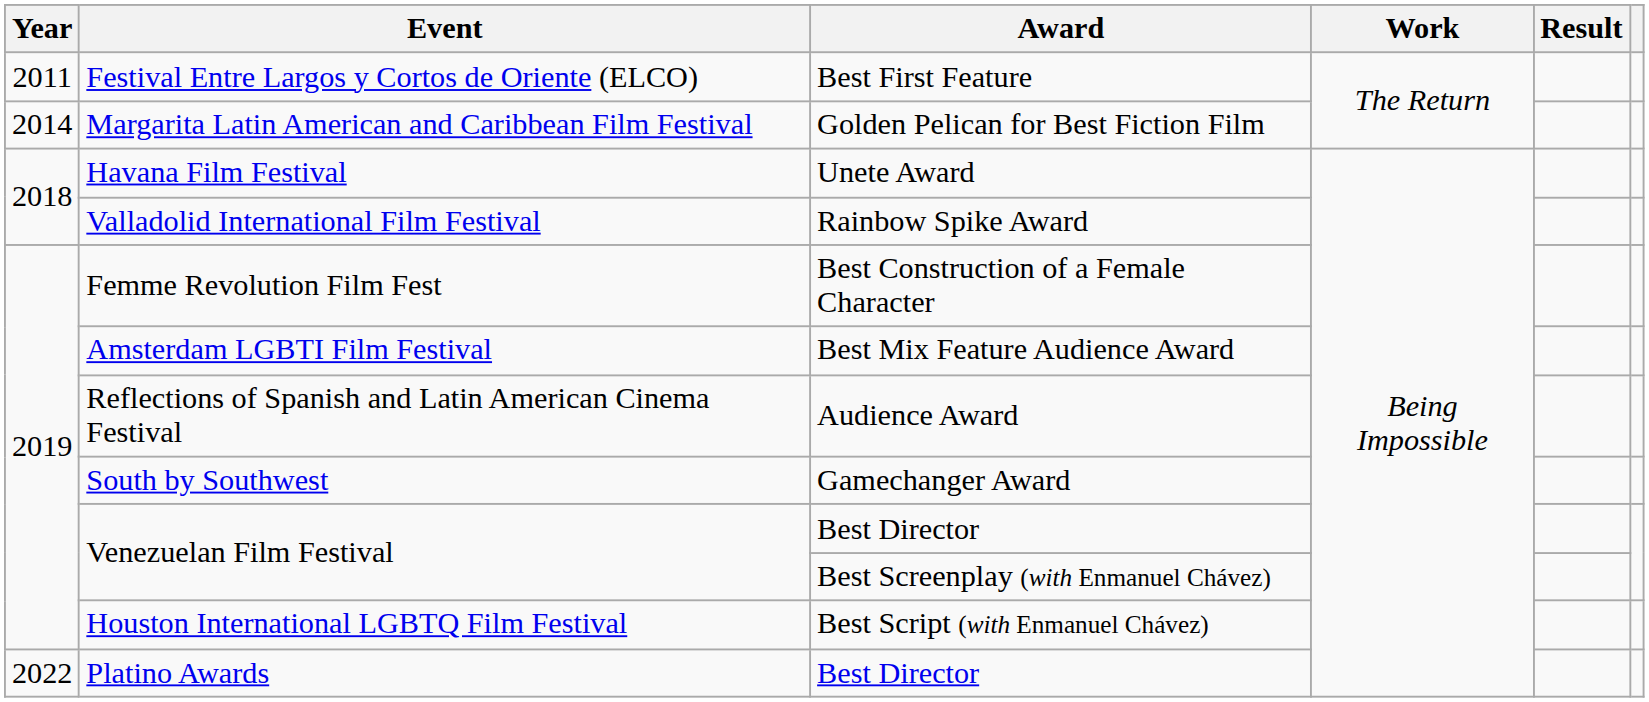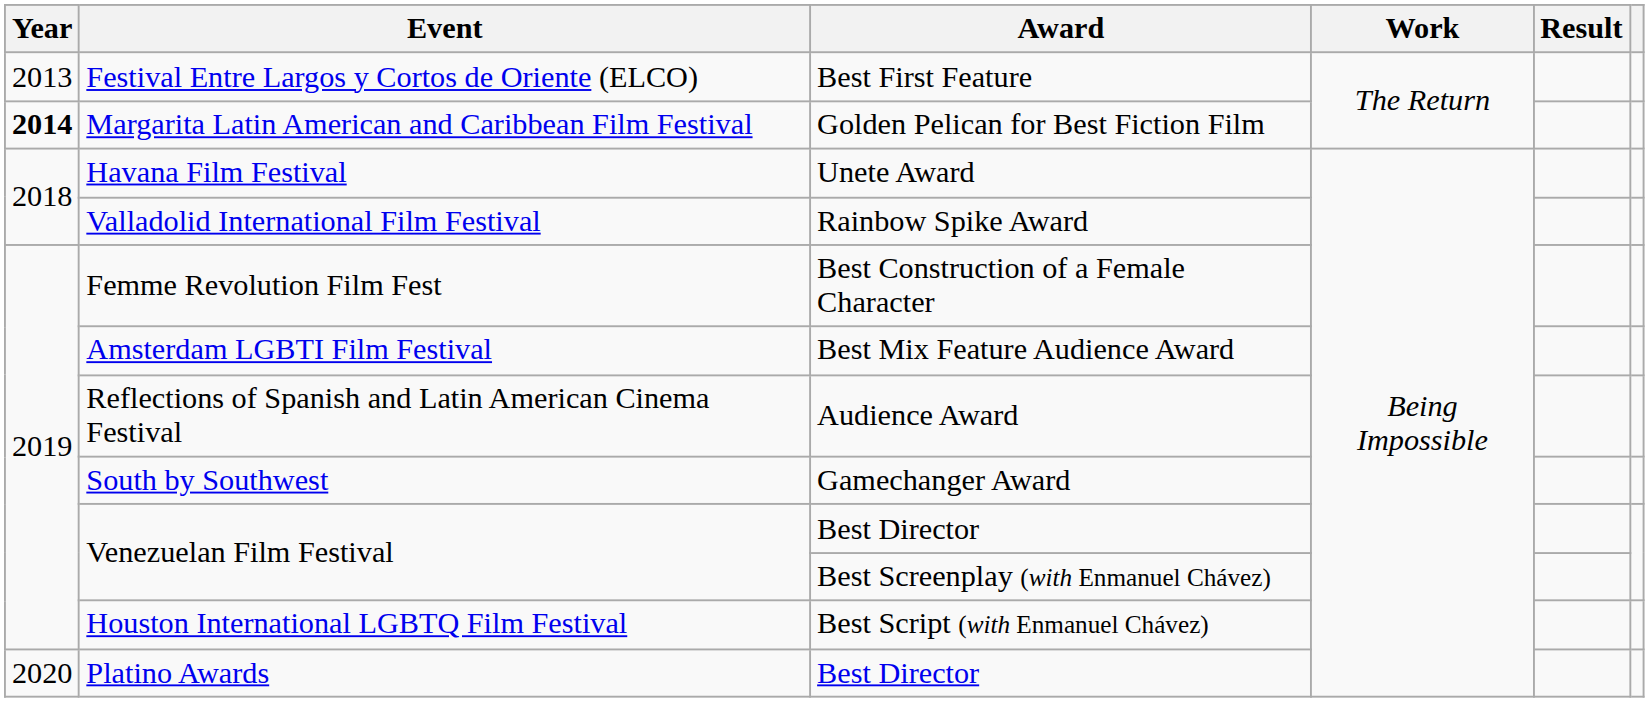(42, 76) 2011 -> (42, 76) 2013
(42, 124) normal -> (42, 124) bold
(42, 672) 2022 -> (42, 672) 2020
